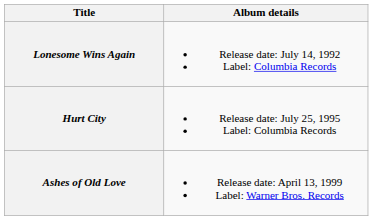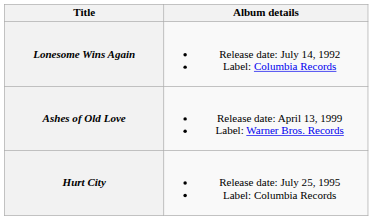rows swapped: (84, 118) <-> (84, 183)
